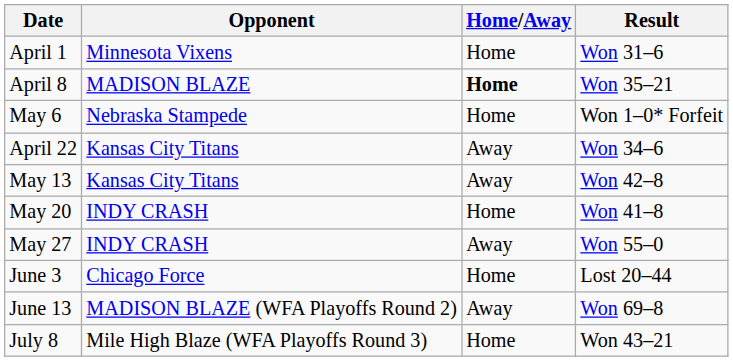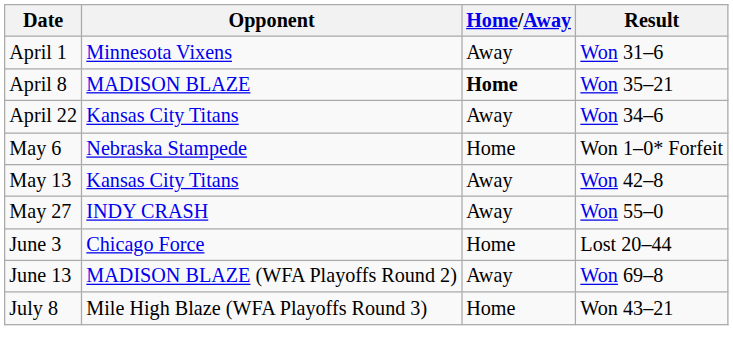(491, 52) Home -> (489, 52) Away
rows swapped: (43, 148) <-> (35, 116)
- row: (40, 212)
